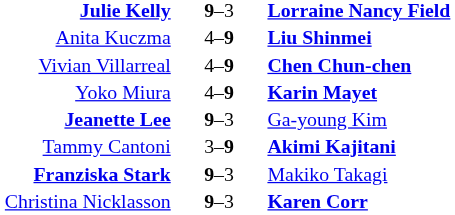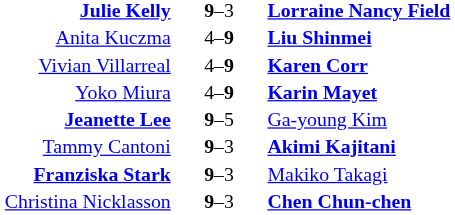(339, 65) Chen Chun-chen -> (318, 65) Karen Corr
(219, 119) 9–3 -> (219, 119) 9–5
(219, 147) 3–9 -> (219, 147) 9–3
(318, 201) Karen Corr -> (339, 201) Chen Chun-chen
